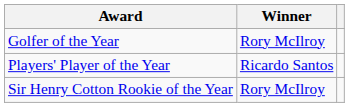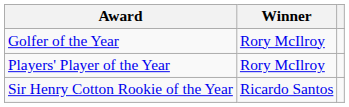(287, 65) Ricardo Santos -> (282, 65) Rory McIlroy
(282, 89) Rory McIlroy -> (287, 89) Ricardo Santos
